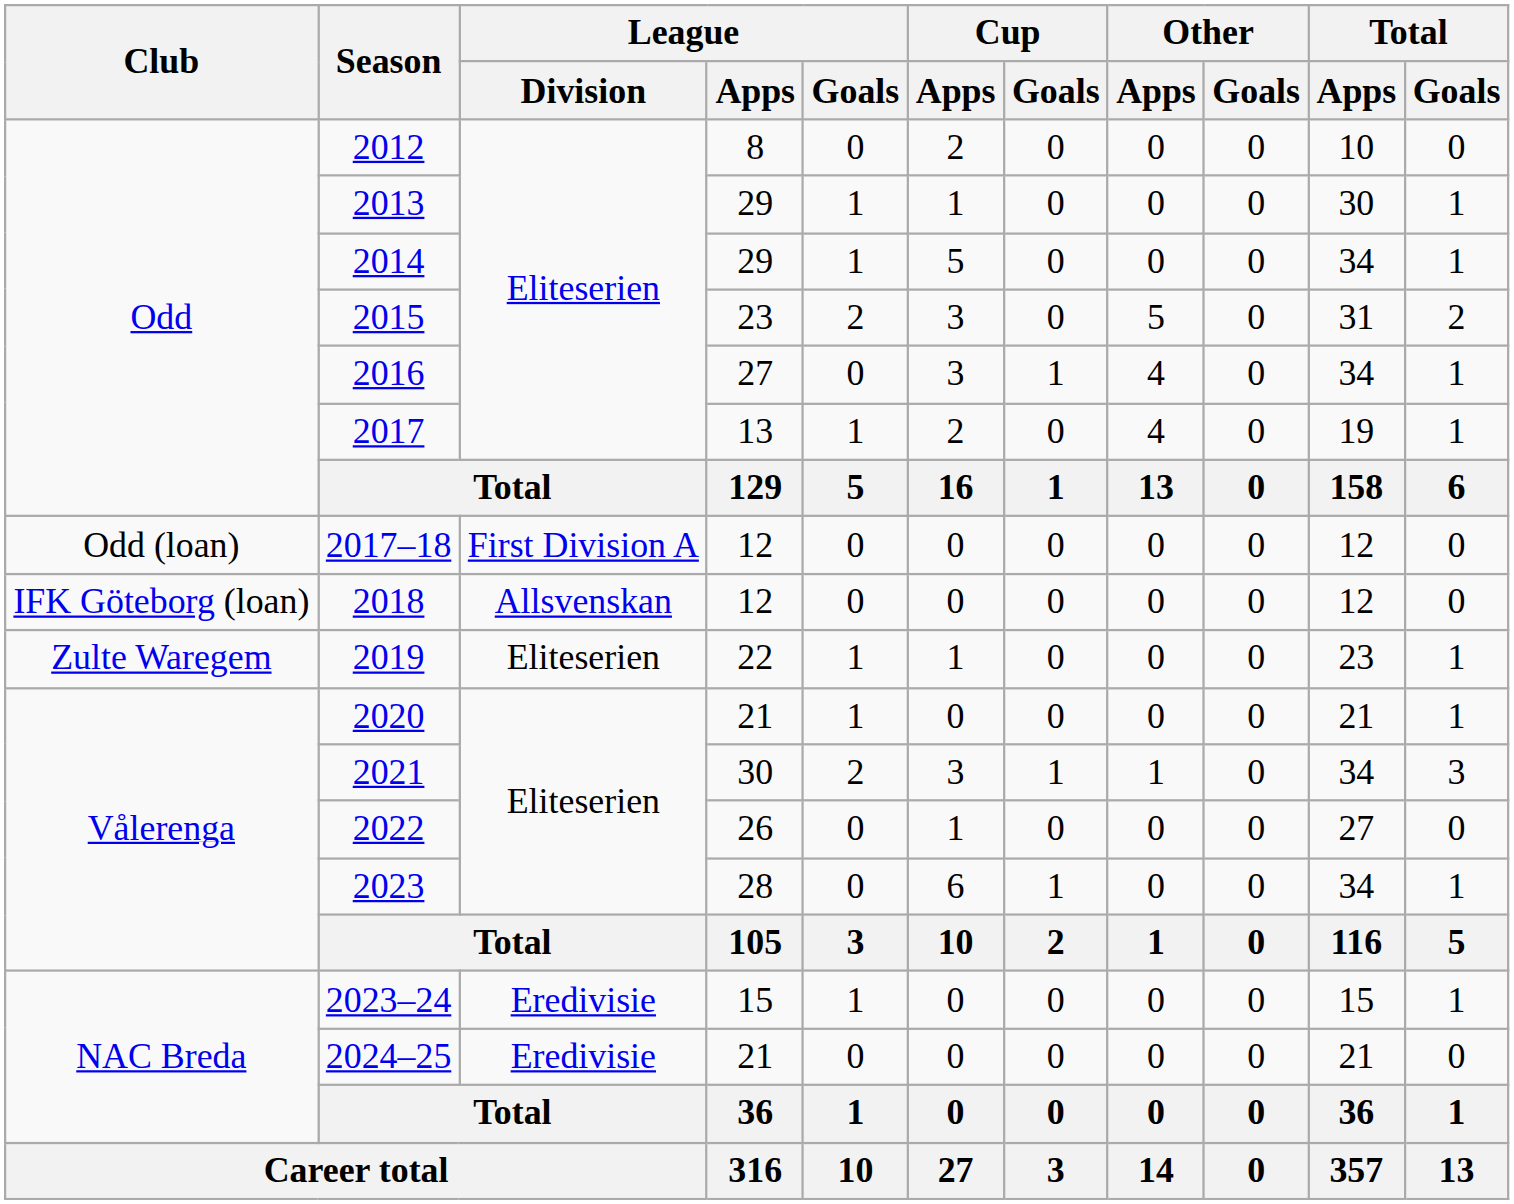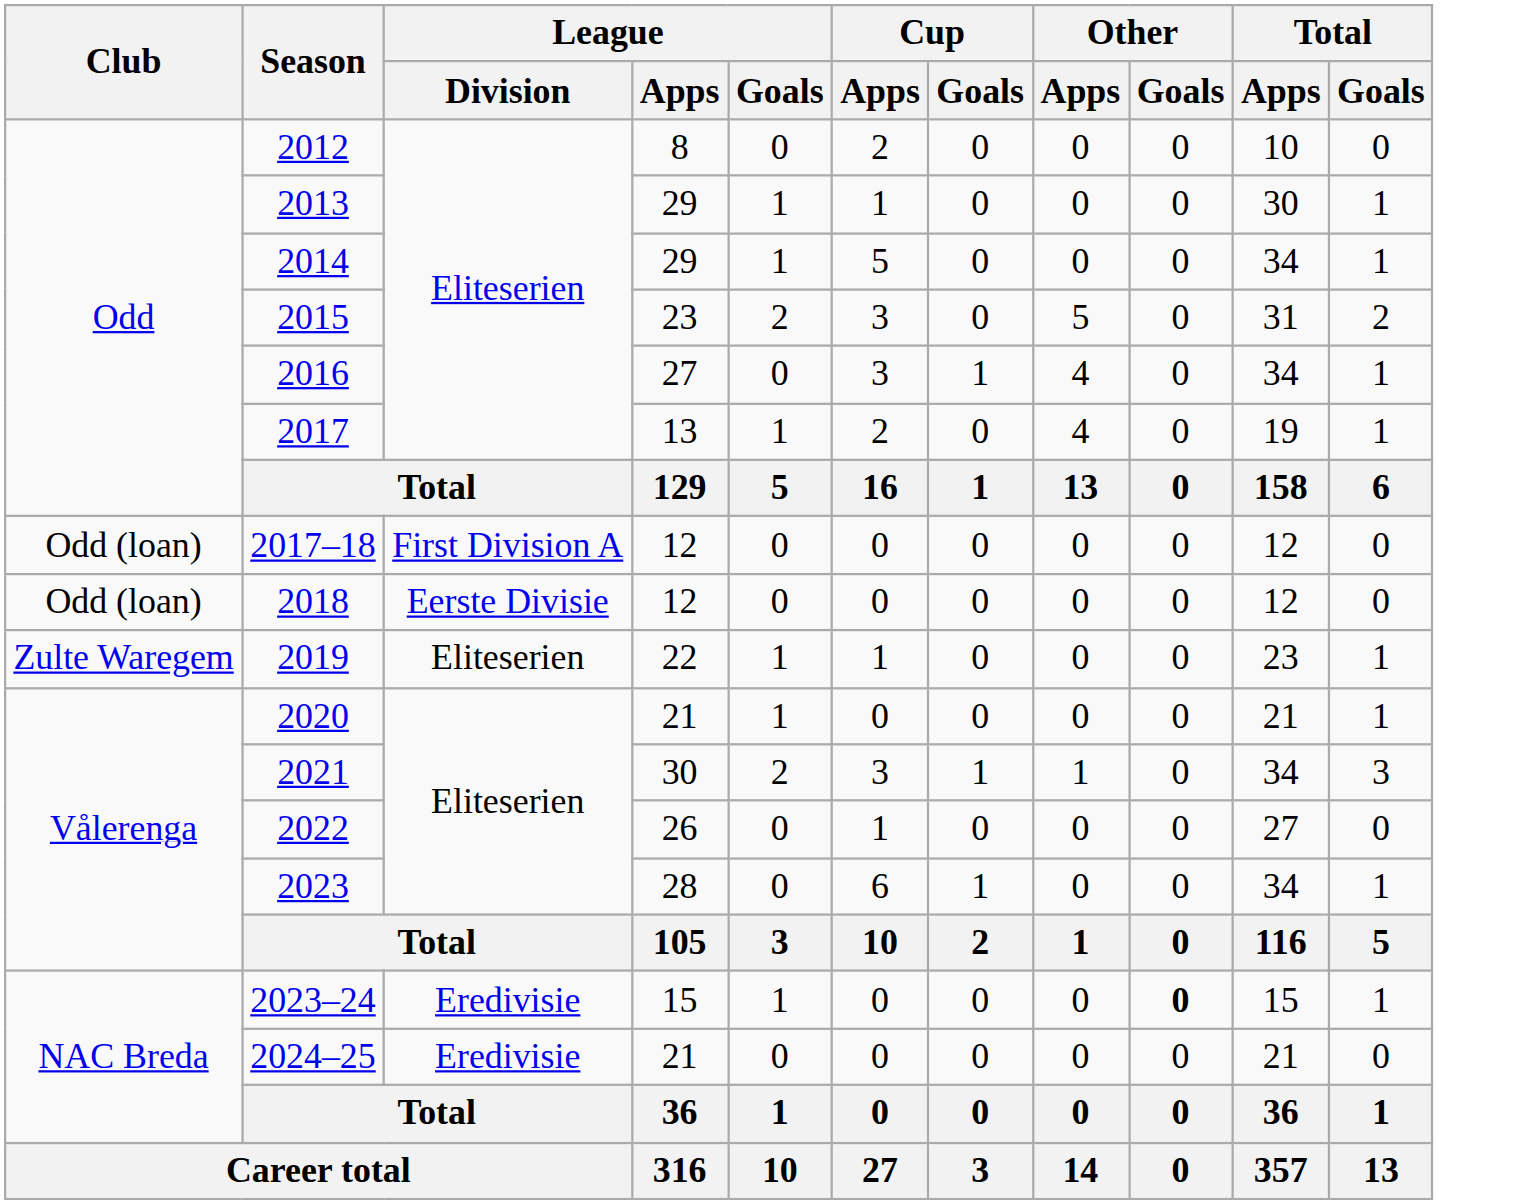(161, 601) IFK Göteborg (loan) -> (124, 601) Odd (loan)
(583, 601) Allsvenskan -> (508, 601) Eerste Divisie
(1256, 999) normal -> (1181, 999) bold
